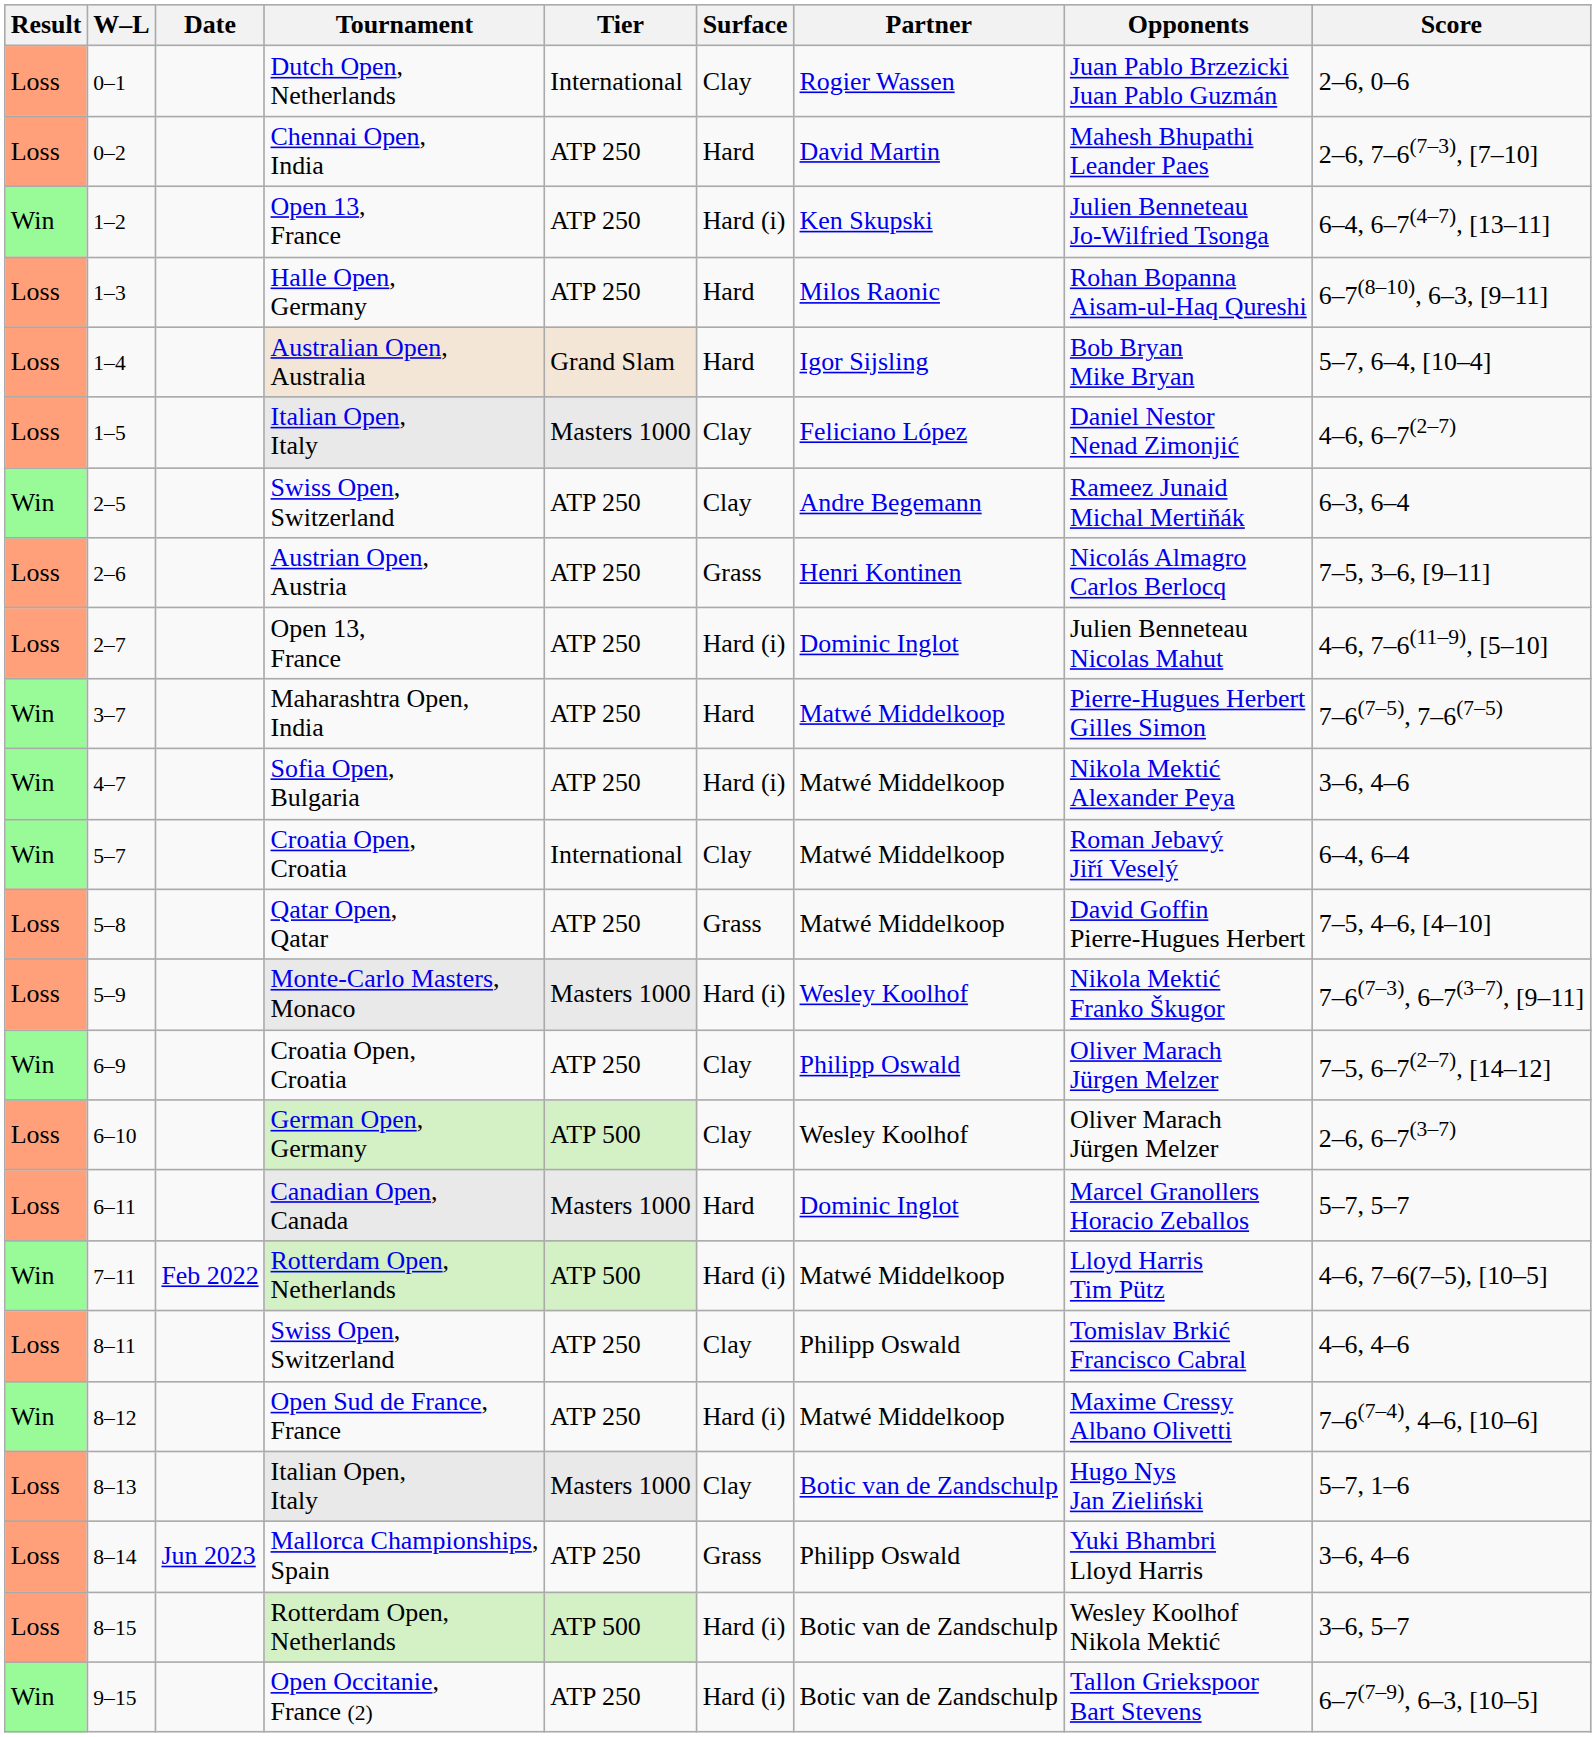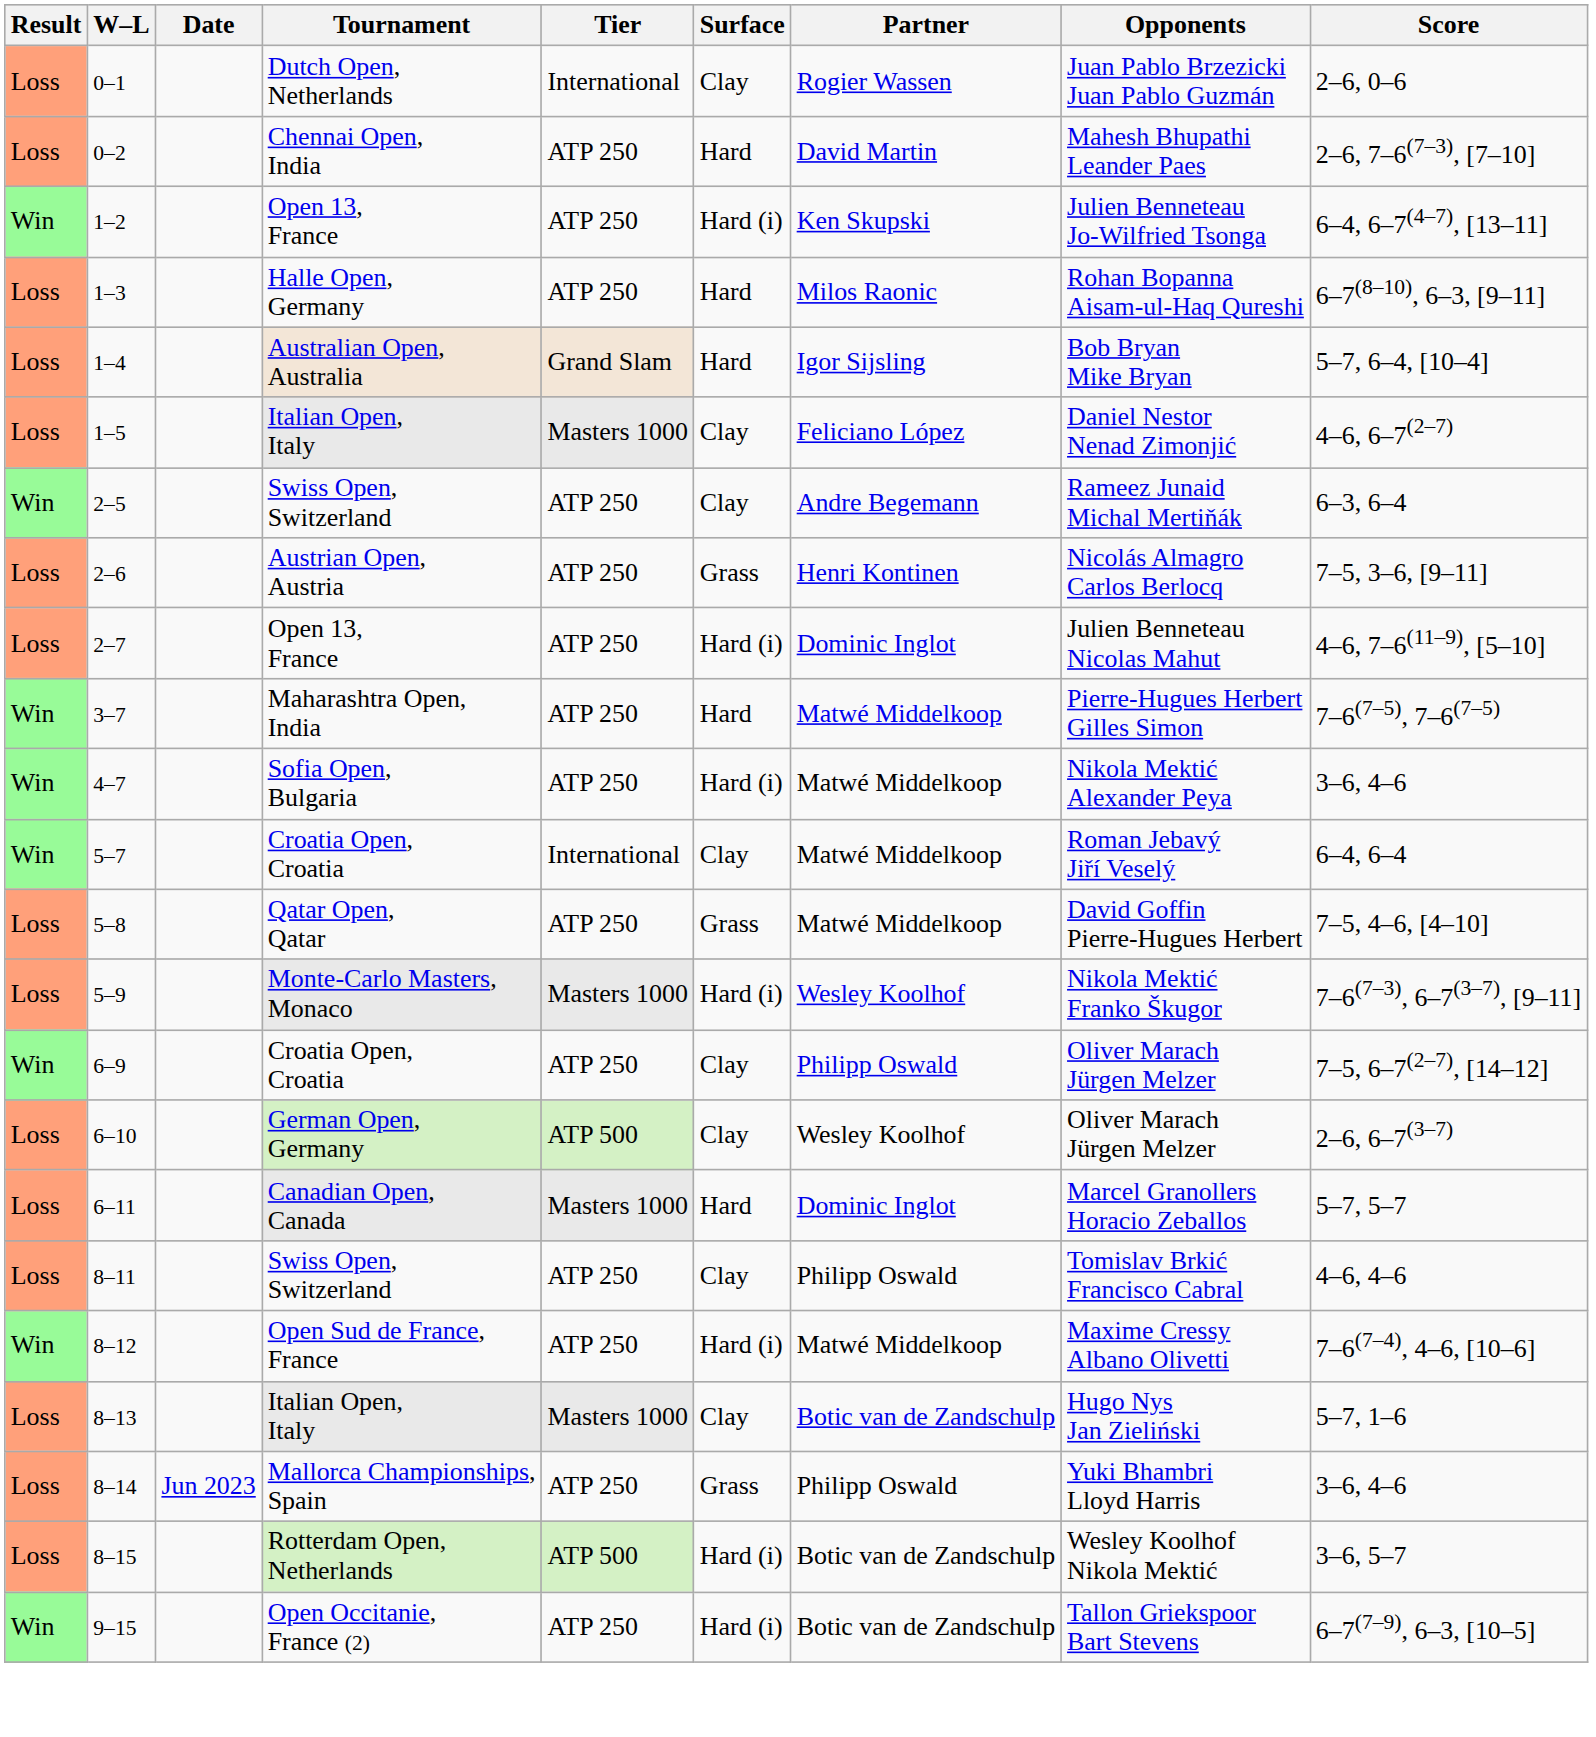- row: (115, 1276)
